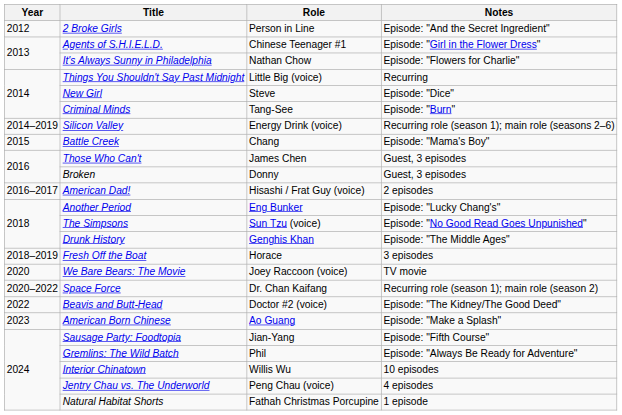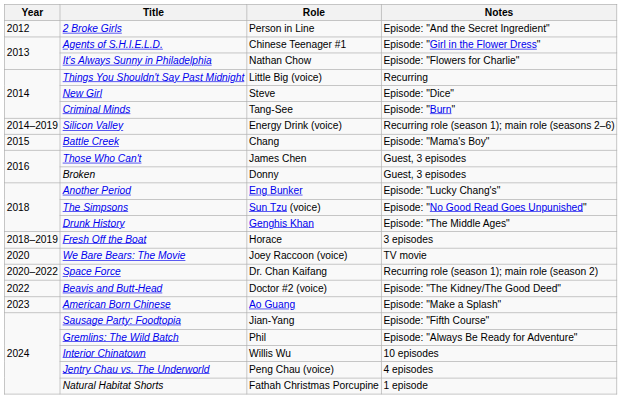- row: (97, 191)
